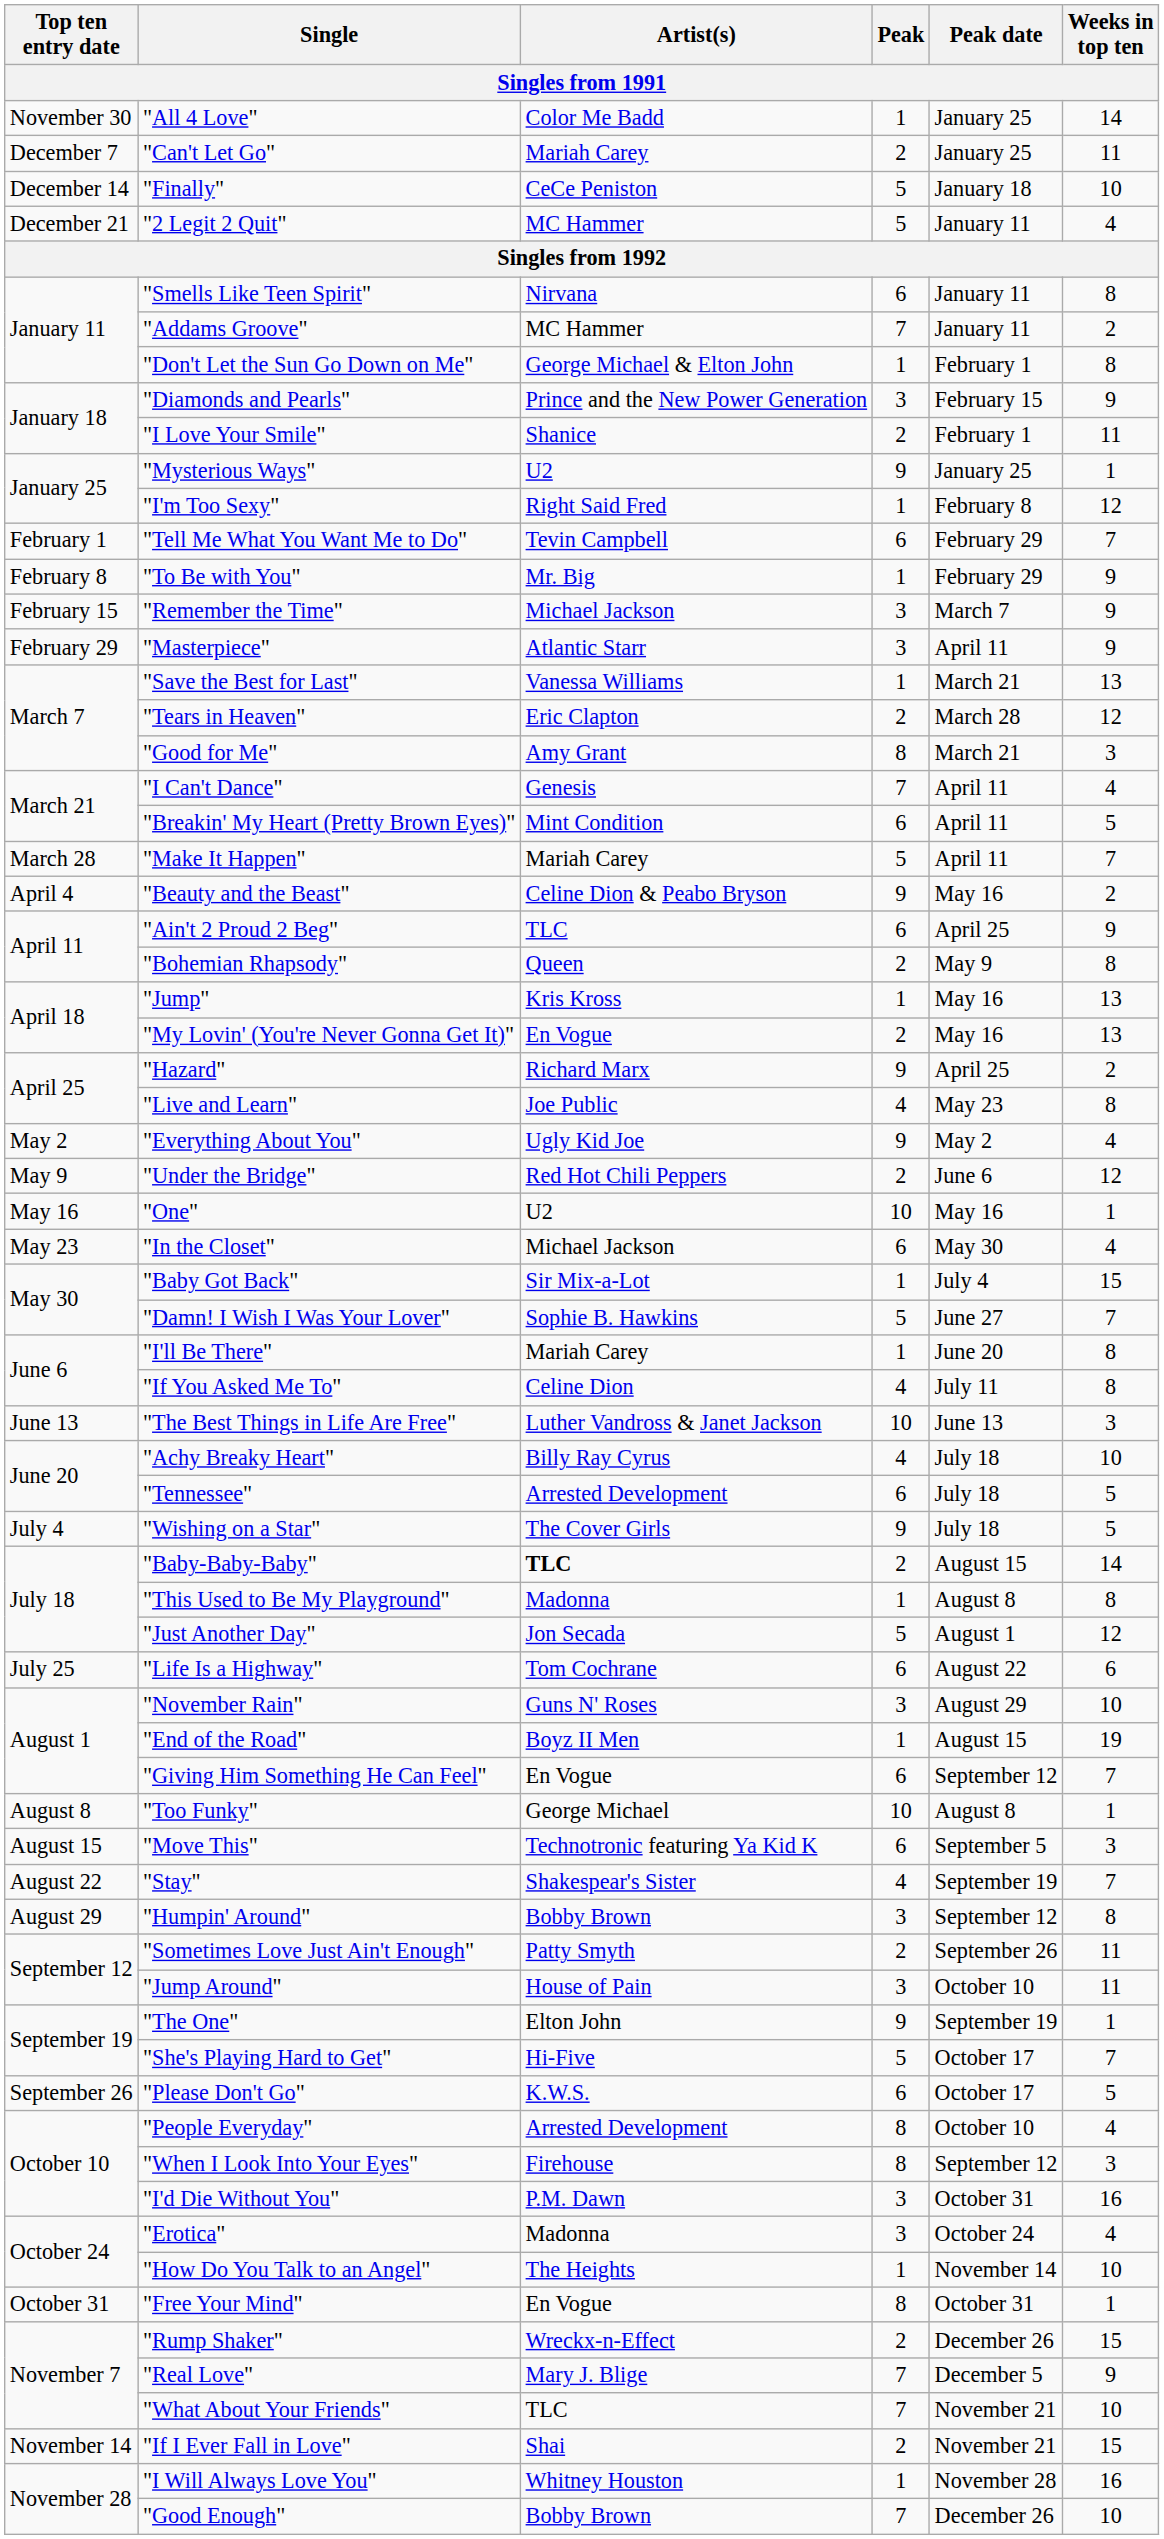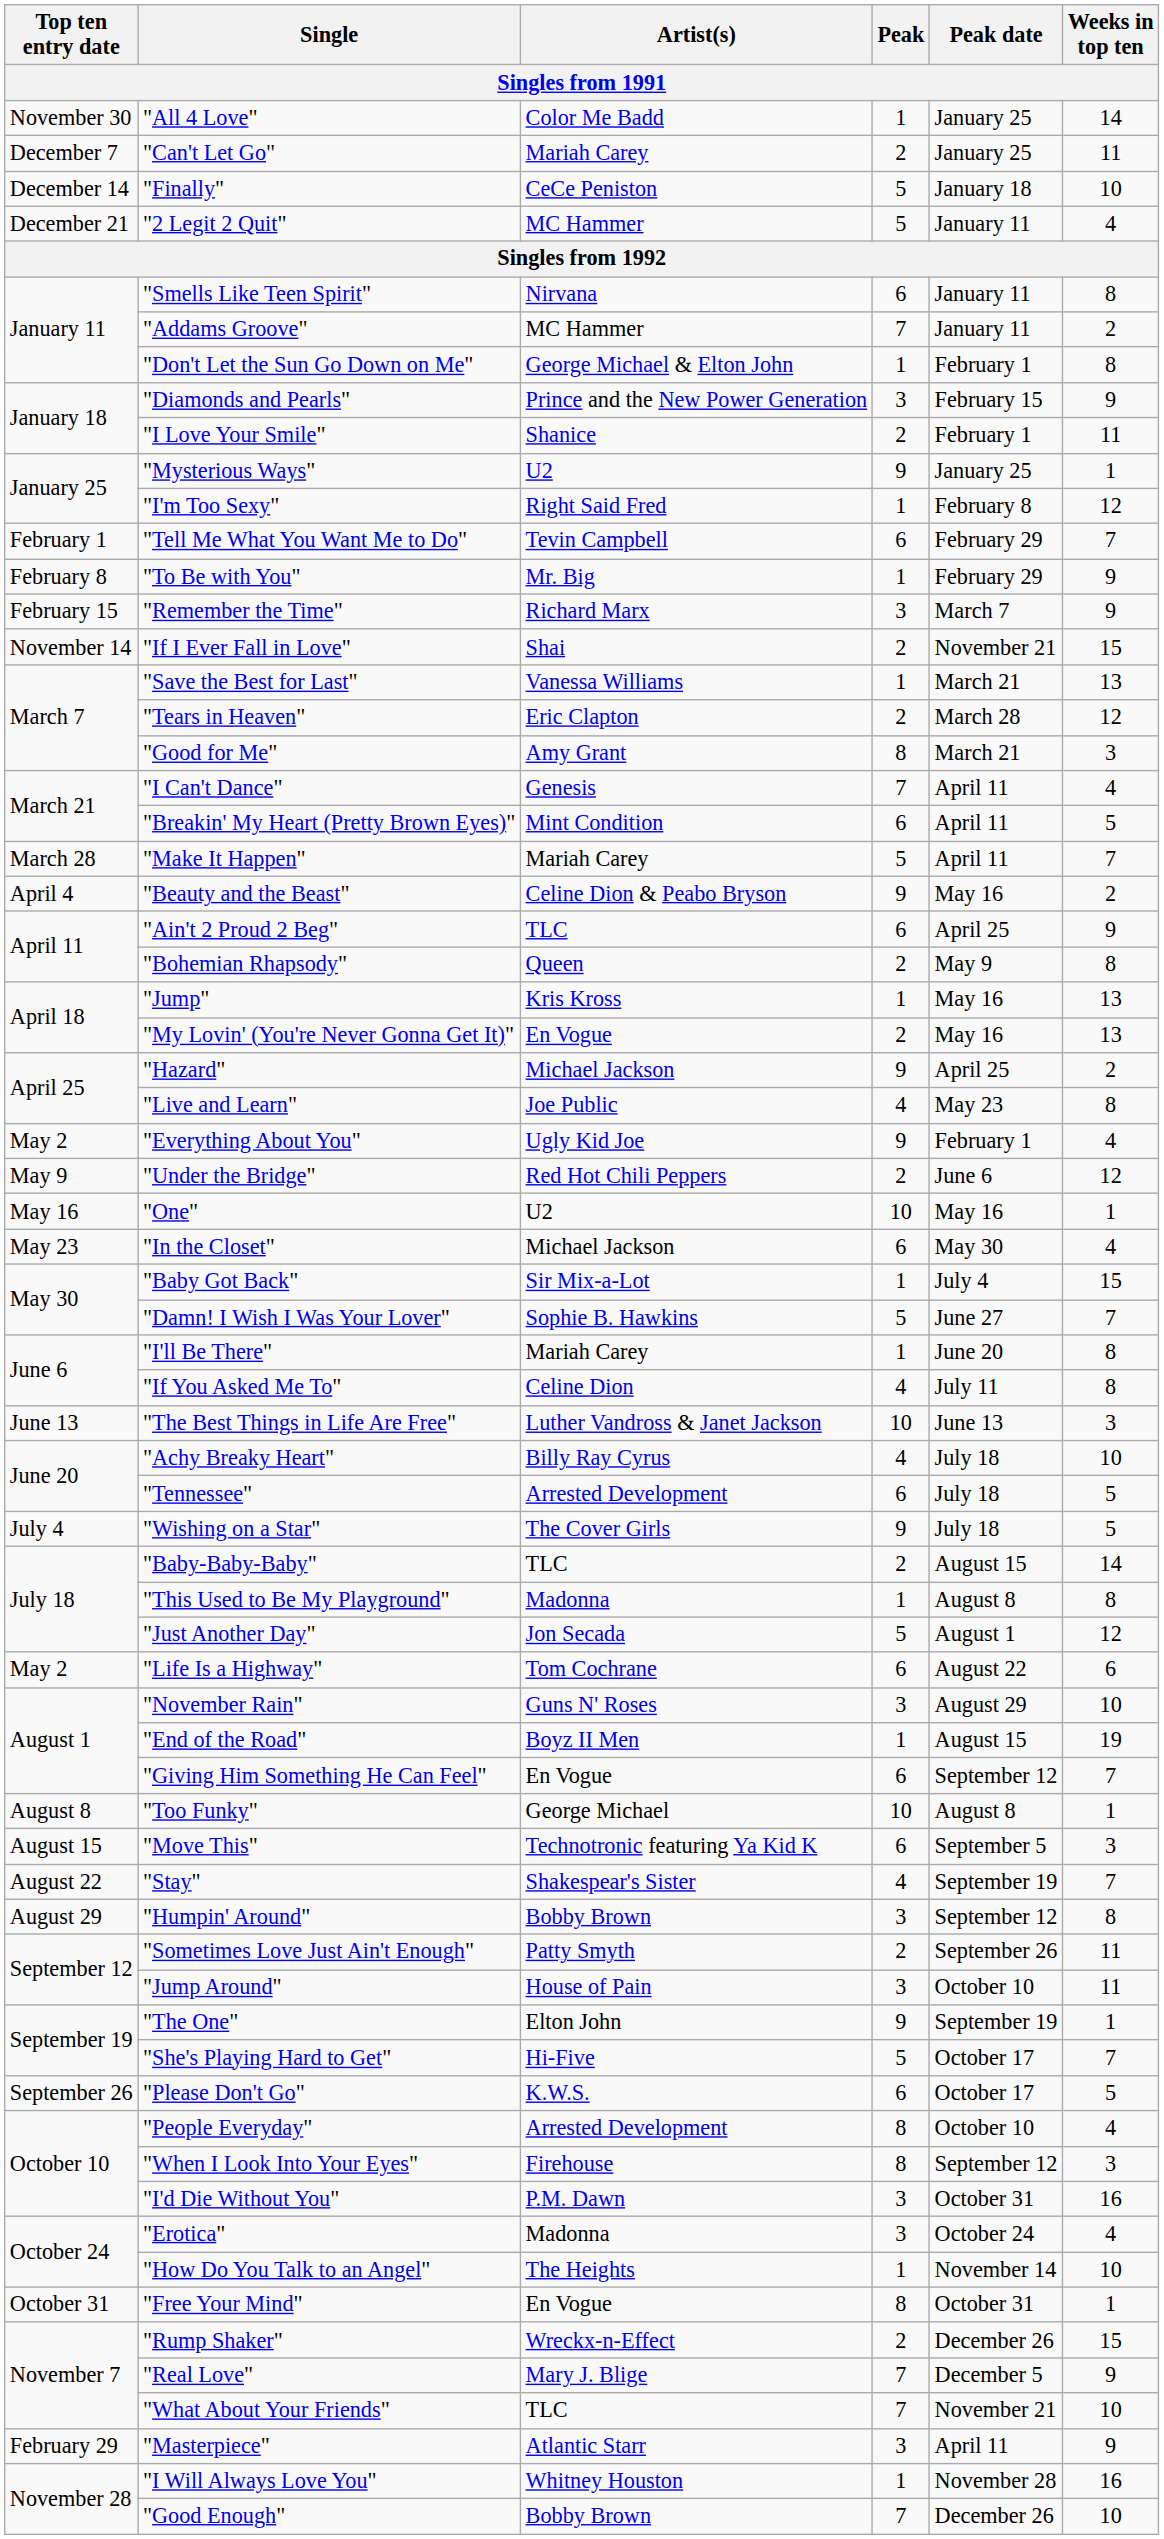(600, 611) Michael Jackson -> (588, 611) Richard Marx
rows swapped: (206, 646) <-> (247, 2445)
(588, 1070) Richard Marx -> (600, 1070) Michael Jackson
(963, 1140) May 2 -> (983, 1140) February 1
(548, 1563) bold -> (547, 1563) normal
(42, 1669) July 25 -> (39, 1669) May 2
